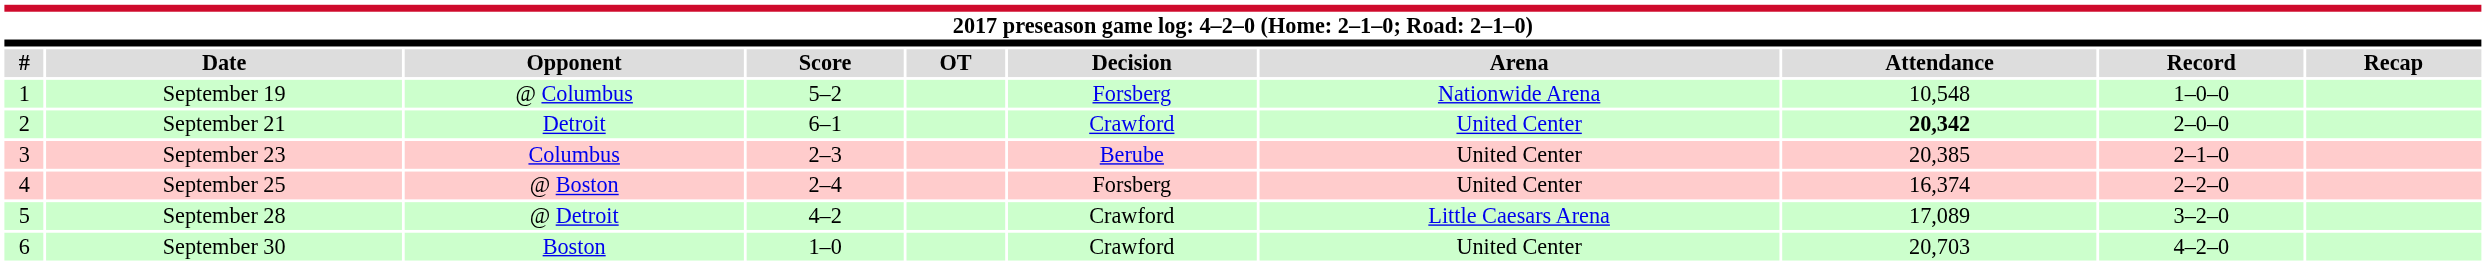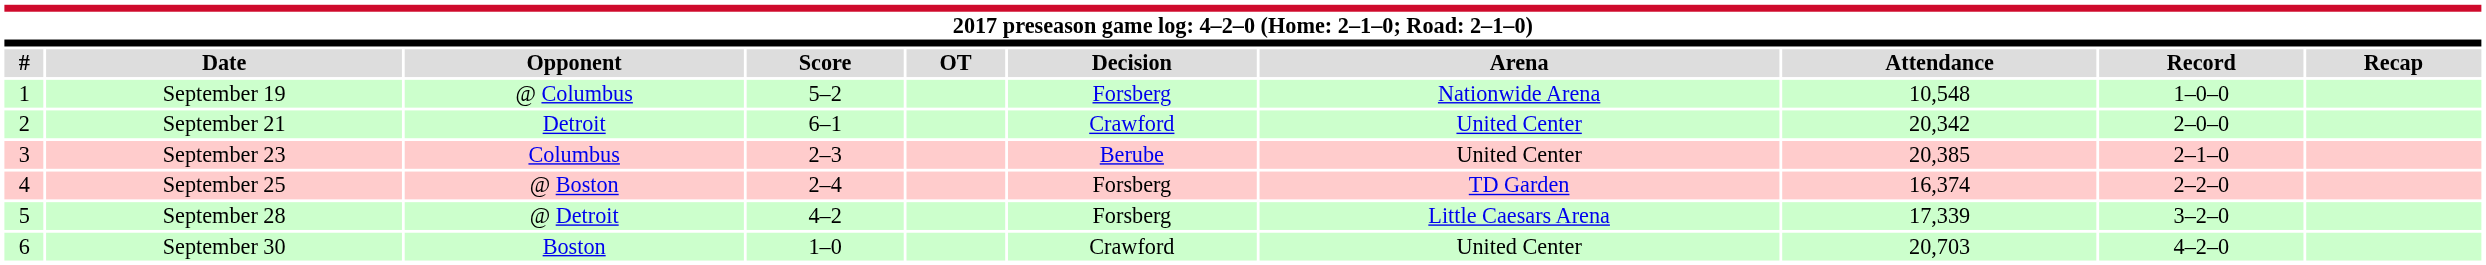(1940, 124) bold -> (1940, 124) normal
(1519, 185) United Center -> (1519, 185) TD Garden
(1132, 215) Crawford -> (1132, 215) Forsberg
(1940, 215) 17,089 -> (1940, 215) 17,339
